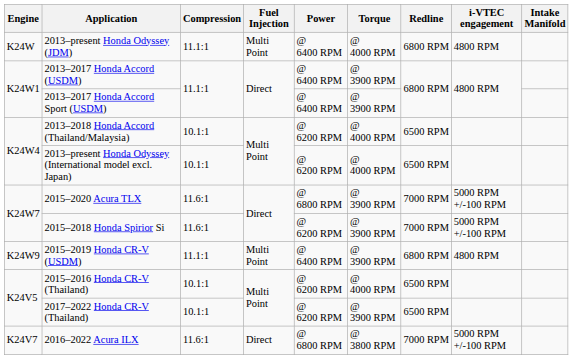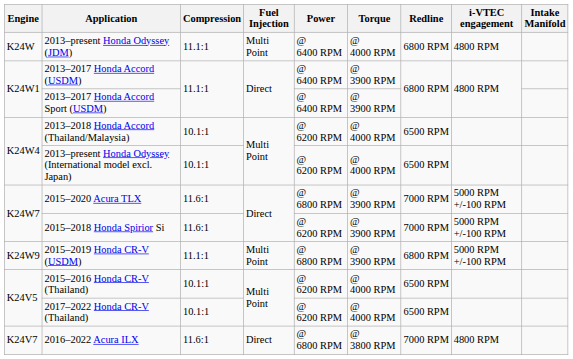(319, 255) @ 6400 RPM -> (319, 255) @ 6800 RPM
(476, 255) 4800 RPM -> (480, 255) 5000 RPM +/-100 RPM
(373, 312) @ 3900 RPM -> (373, 312) @ 4000 RPM
(480, 340) 5000 RPM +/-100 RPM -> (476, 340) 4800 RPM
